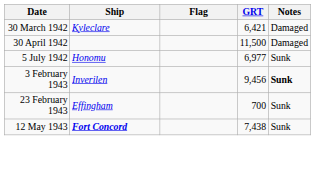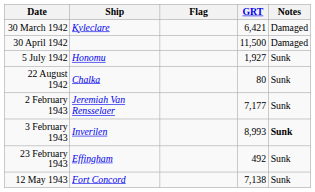(255, 58) 6,977 -> (255, 58) 1,927
+ row: (48, 79)
+ row: (46, 106)
(255, 79) 9,456 -> (255, 132) 8,993
(259, 106) 700 -> (259, 159) 492
(100, 127) bold -> (99, 179) normal
(255, 127) 7,438 -> (255, 179) 7,138
